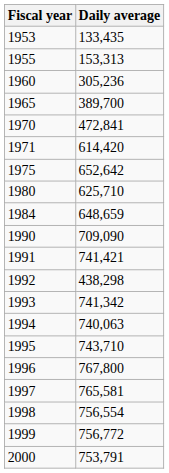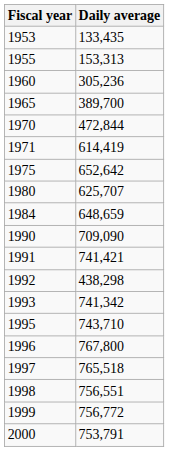(101, 125) 472,841 -> (101, 125) 472,844
(101, 147) 614,420 -> (101, 147) 614,419
(101, 192) 625,710 -> (101, 192) 625,707
- row: (22, 324)
(101, 390) 765,581 -> (101, 368) 765,518
(101, 412) 756,554 -> (101, 390) 756,551
